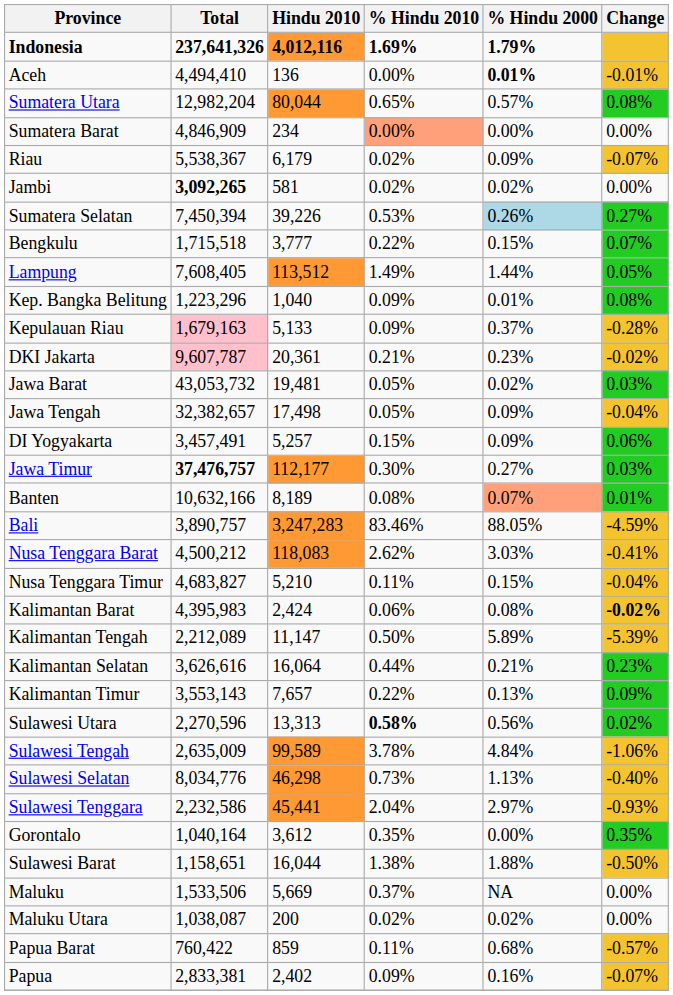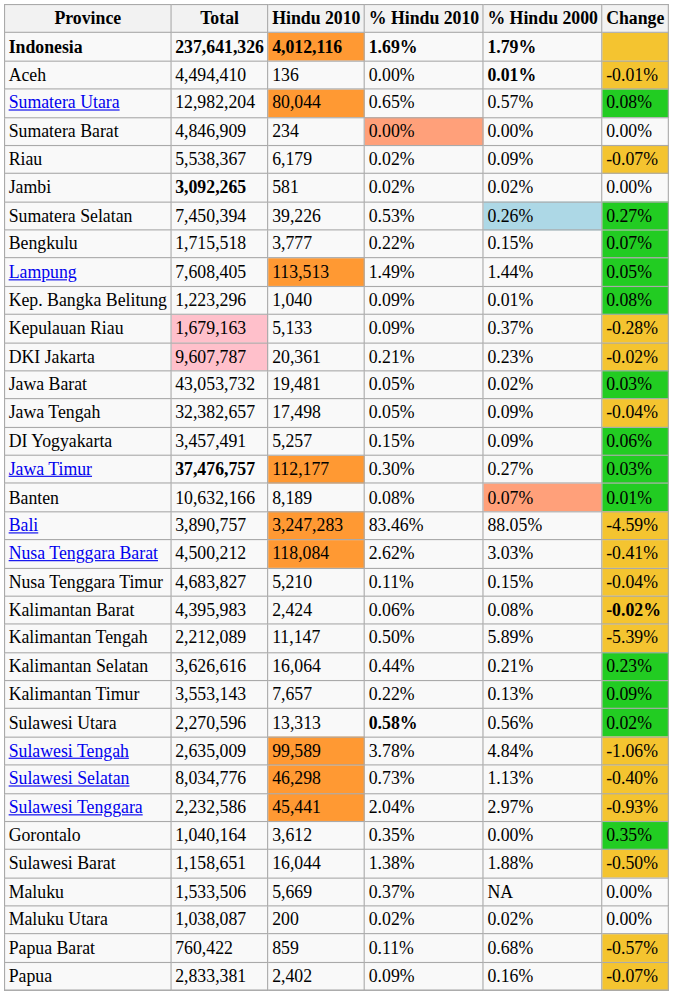(301, 272) 113,512 -> (301, 272) 113,513
(301, 553) 118,083 -> (301, 553) 118,084
